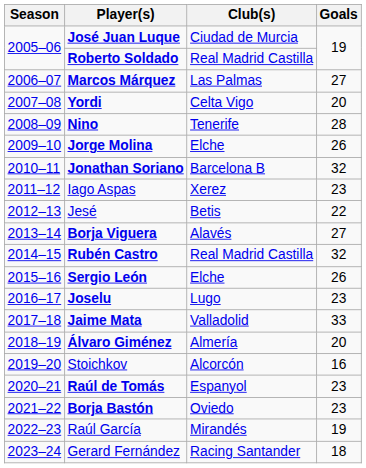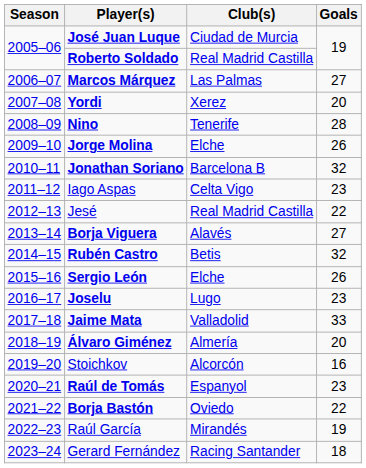(222, 102) Celta Vigo -> (208, 102) Xerez
(208, 189) Xerez -> (222, 189) Celta Vigo
(205, 211) Betis -> (252, 211) Real Madrid Castilla
(252, 255) Real Madrid Castilla -> (205, 255) Betis
(339, 408) 23 -> (339, 408) 22
